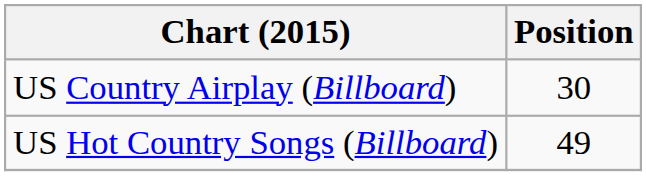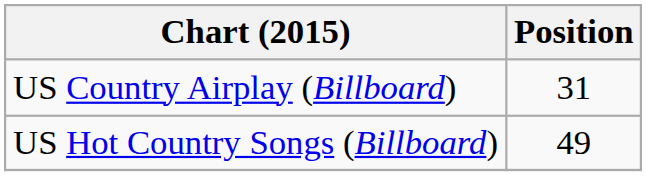(574, 87) 30 -> (574, 87) 31
